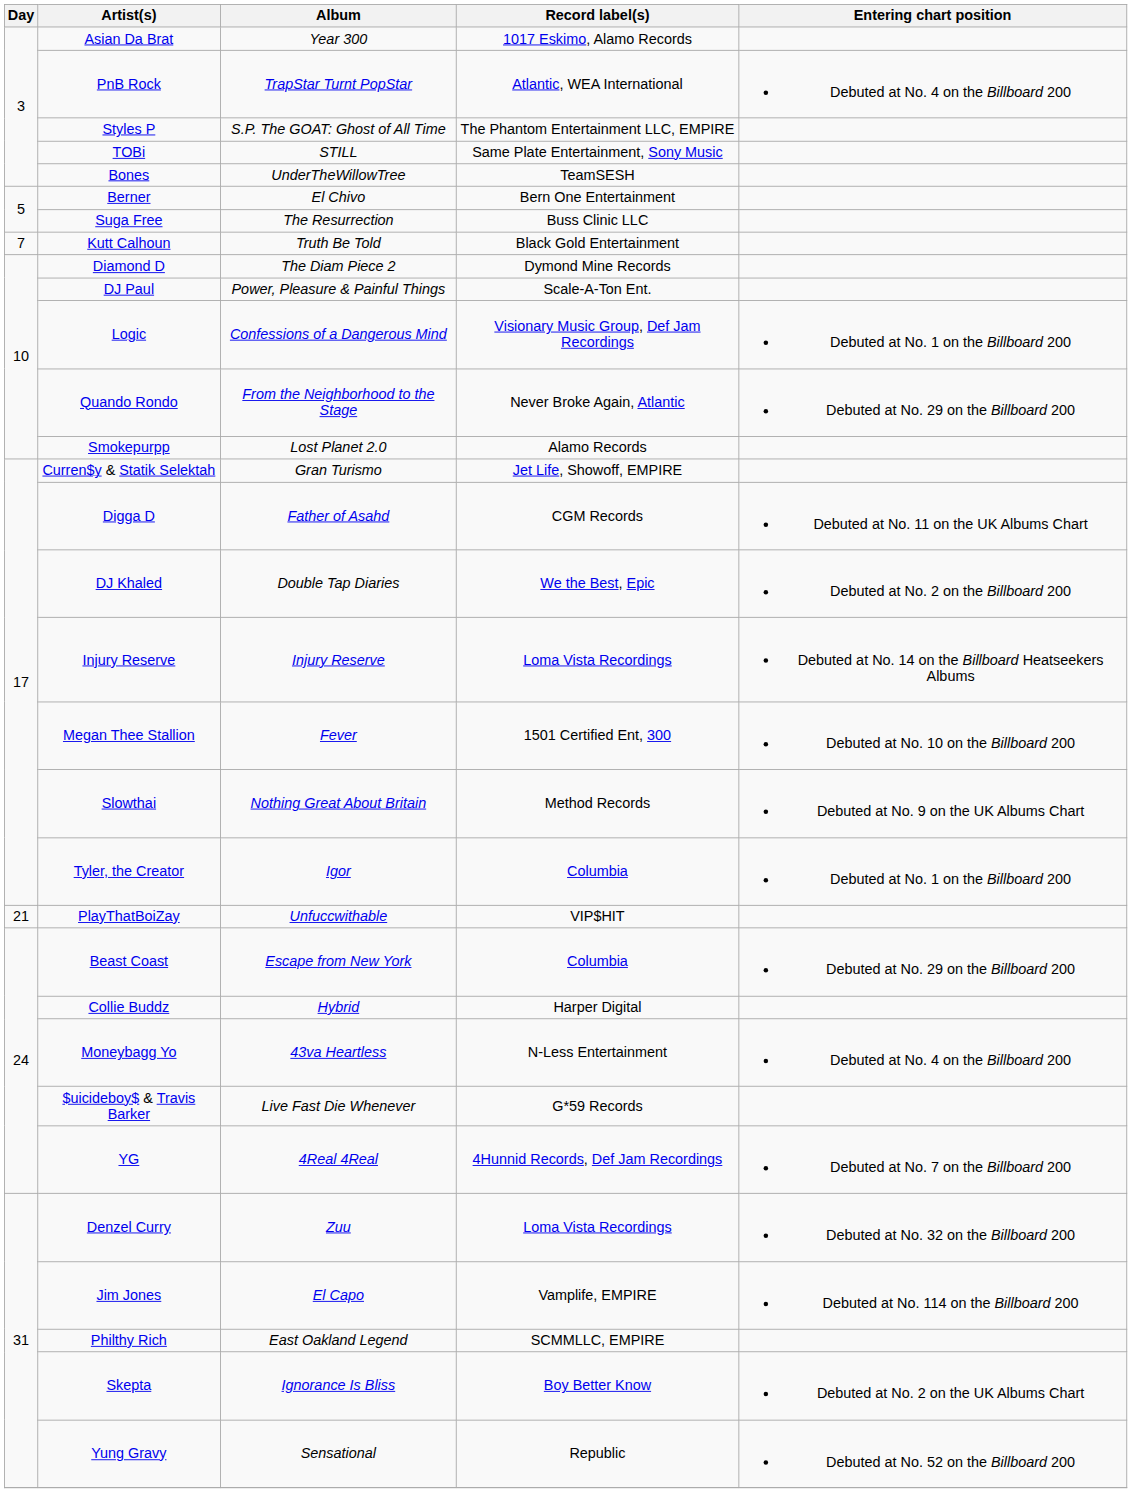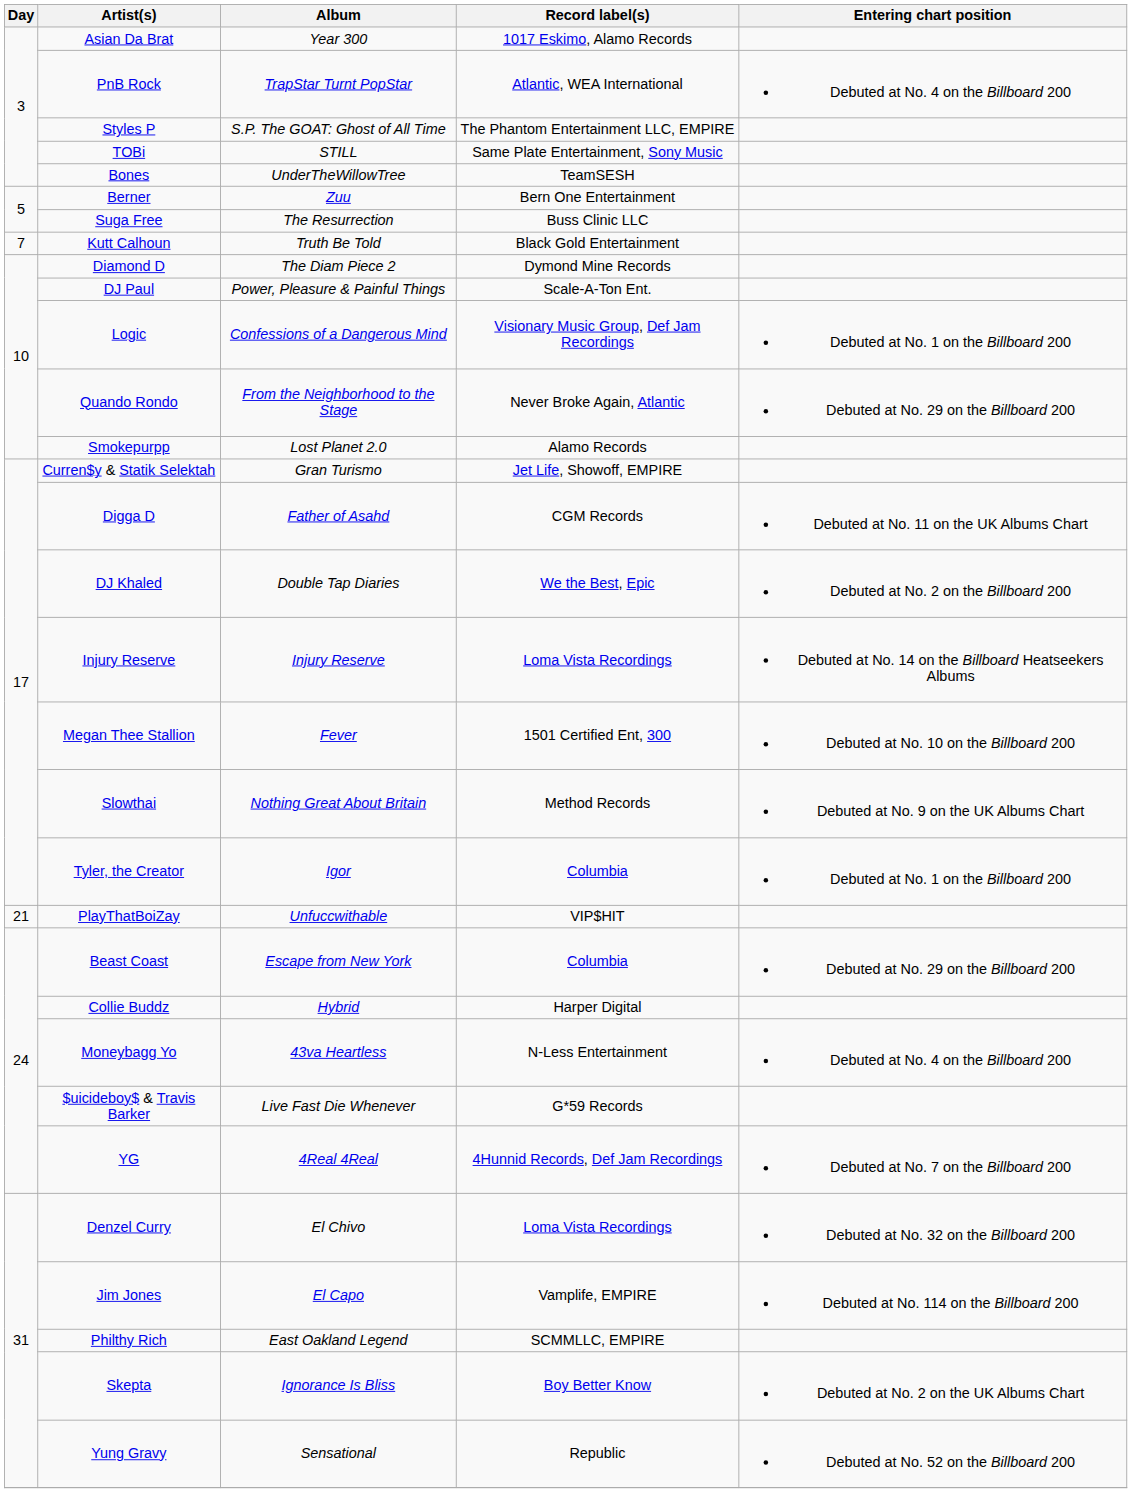(338, 197) El Chivo -> (338, 197) Zuu
(338, 1227) Zuu -> (338, 1227) El Chivo
